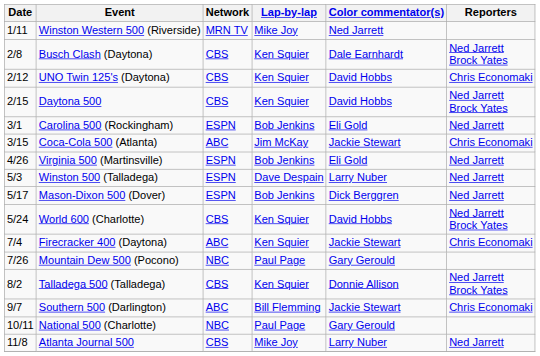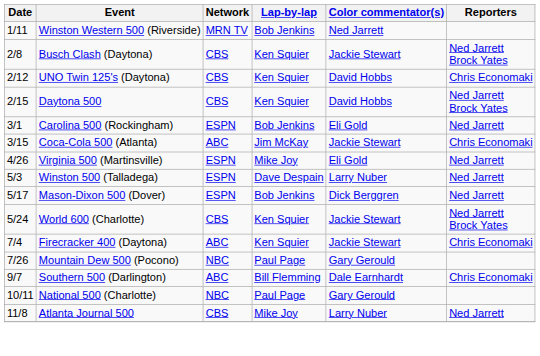(276, 30) Mike Joy -> (284, 30) Bob Jenkins
(366, 54) Dale Earnhardt -> (365, 54) Jackie Stewart
(284, 160) Bob Jenkins -> (276, 160) Mike Joy
(360, 219) David Hobbs -> (365, 219) Jackie Stewart
- row: (102, 284)
(365, 308) Jackie Stewart -> (366, 278) Dale Earnhardt
